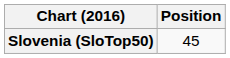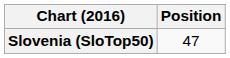(191, 41) 45 -> (191, 41) 47
